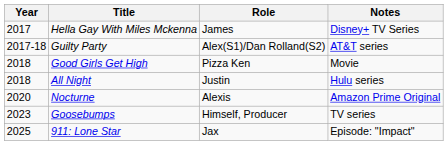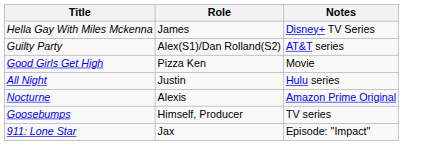- column: (26, 13)
